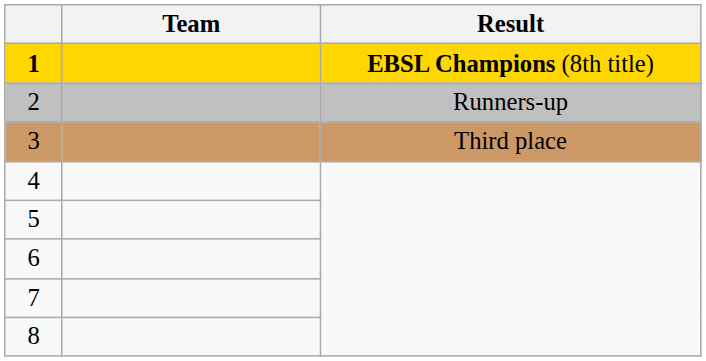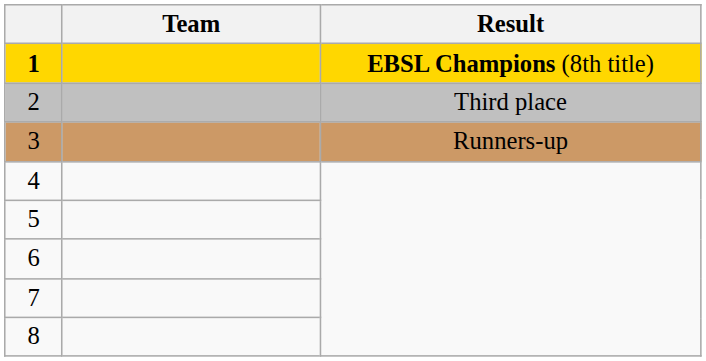(511, 102) Runners-up -> (511, 102) Third place
(511, 141) Third place -> (511, 141) Runners-up
